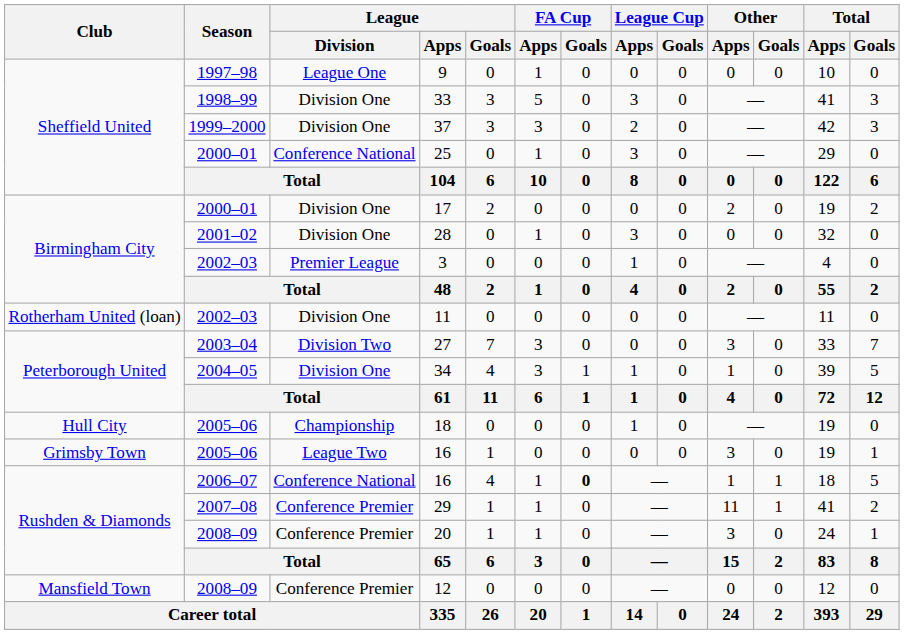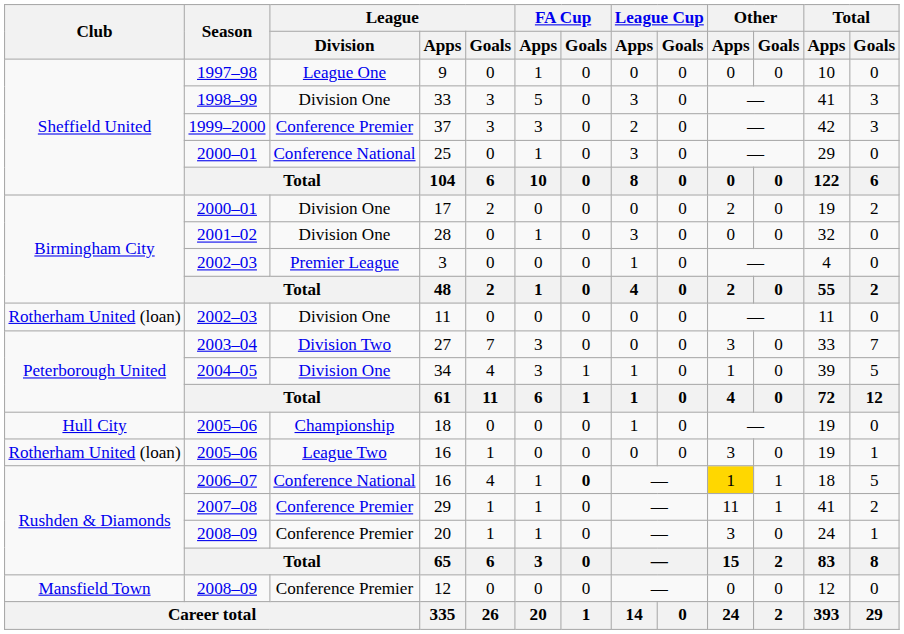(344, 126) Division One -> (344, 126) Conference Premier
(95, 452) Grimsby Town -> (95, 452) Rotherham United (loan)
(731, 479) no background -> (731, 479) gold background
